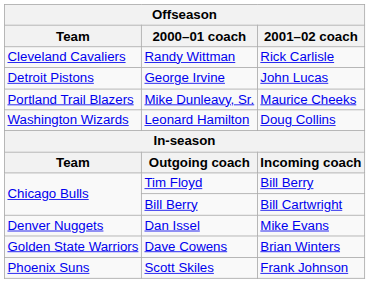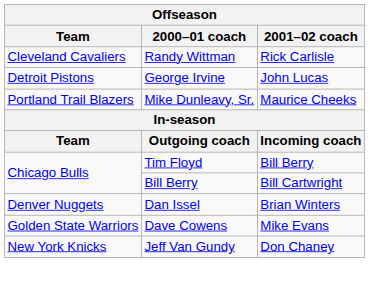- row: (197, 120)
(295, 225) Mike Evans -> (300, 204) Brian Winters
(300, 246) Brian Winters -> (295, 225) Mike Evans
+ row: (190, 246)
- row: (179, 267)
